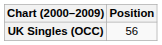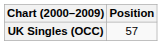(132, 31) 56 -> (132, 31) 57
